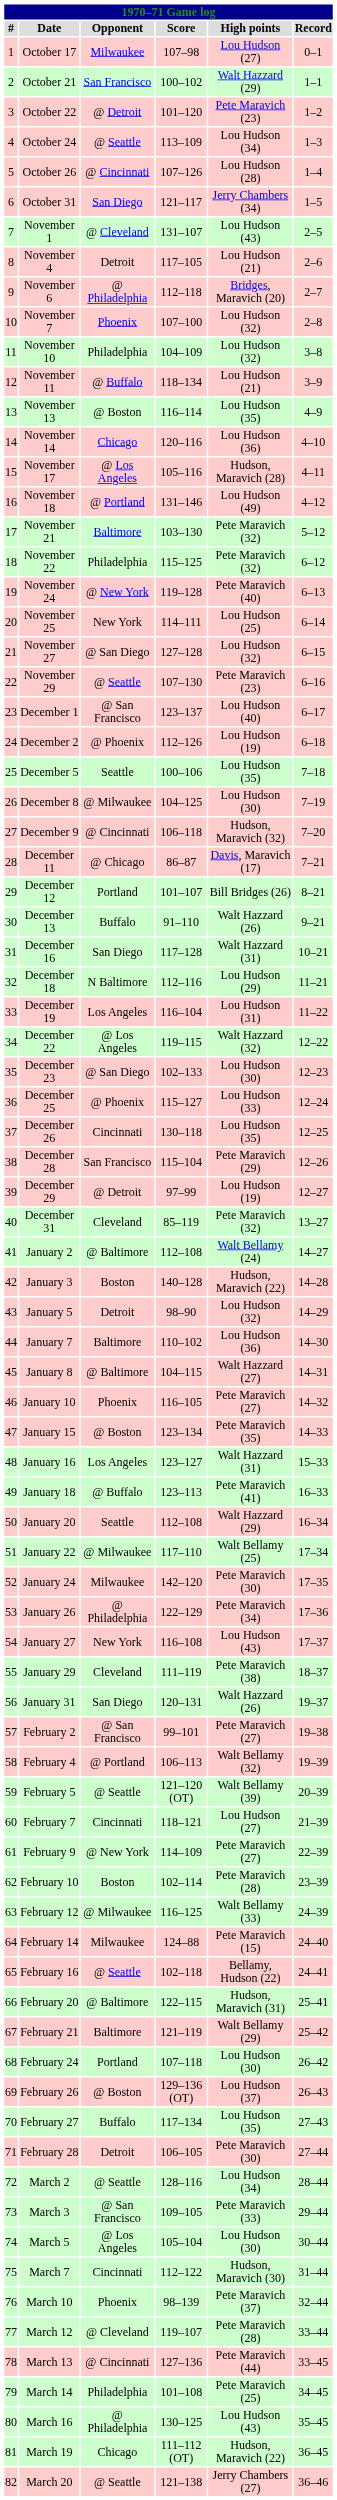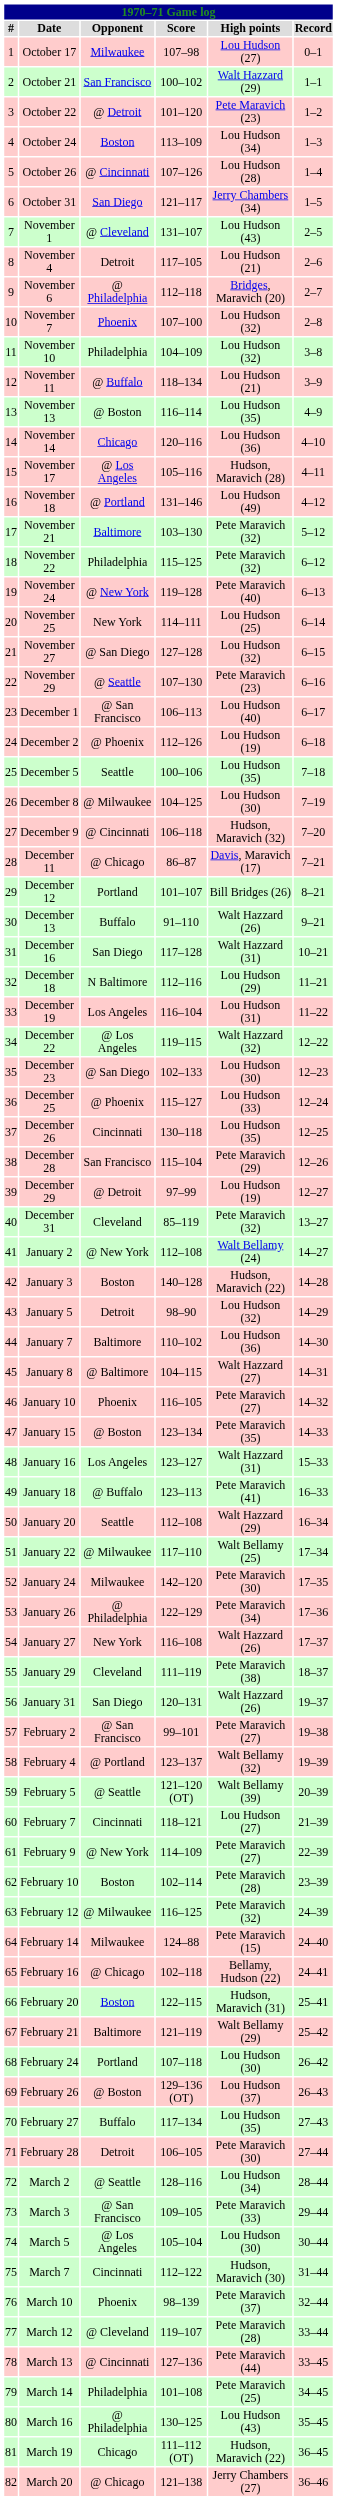(117, 141) @ Seattle -> (117, 141) Boston
(181, 711) 123–137 -> (181, 711) 106–113
(117, 1251) @ Baltimore -> (117, 1251) @ New York
(250, 1641) Lou Hudson (43) -> (250, 1641) Walt Hazzard (26)
(181, 1761) 106–113 -> (181, 1761) 123–137
(250, 1911) Walt Bellamy (33) -> (250, 1911) Pete Maravich (32)
(117, 1971) @ Seattle -> (117, 1971) @ Chicago
(117, 2001) @ Baltimore -> (117, 2001) Boston
(117, 2481) @ Seattle -> (117, 2481) @ Chicago
